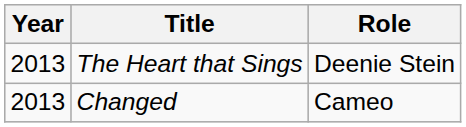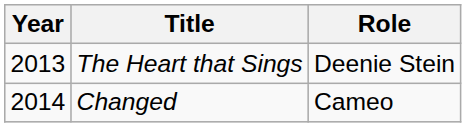(38, 102) 2013 -> (38, 102) 2014
